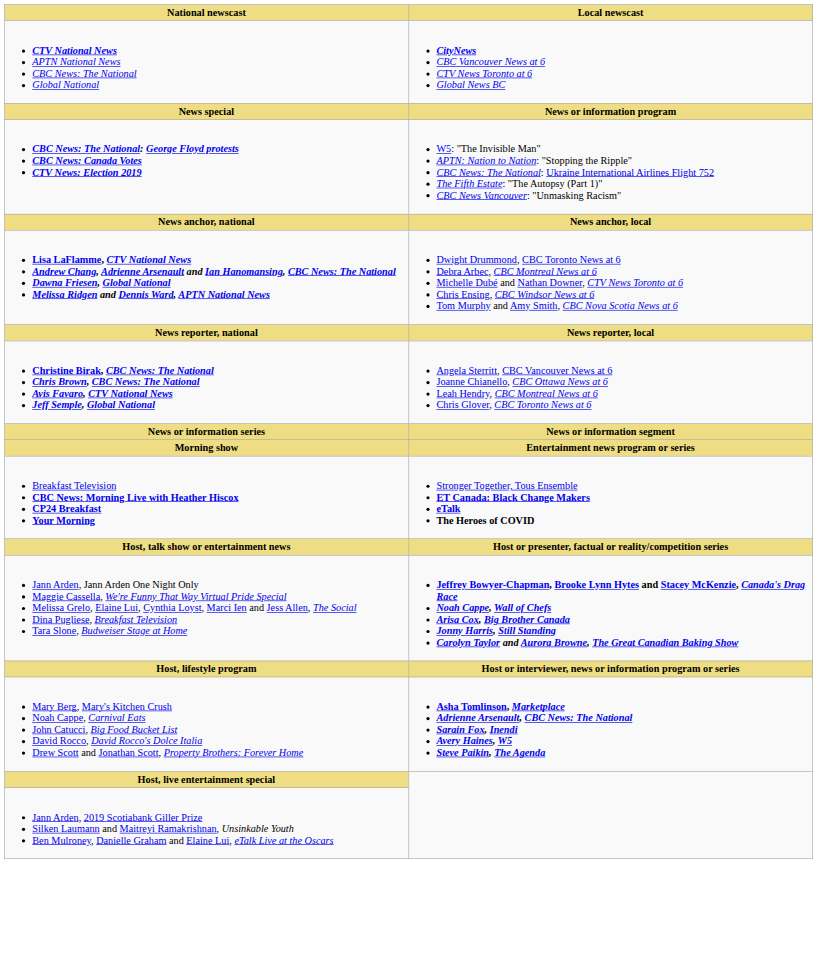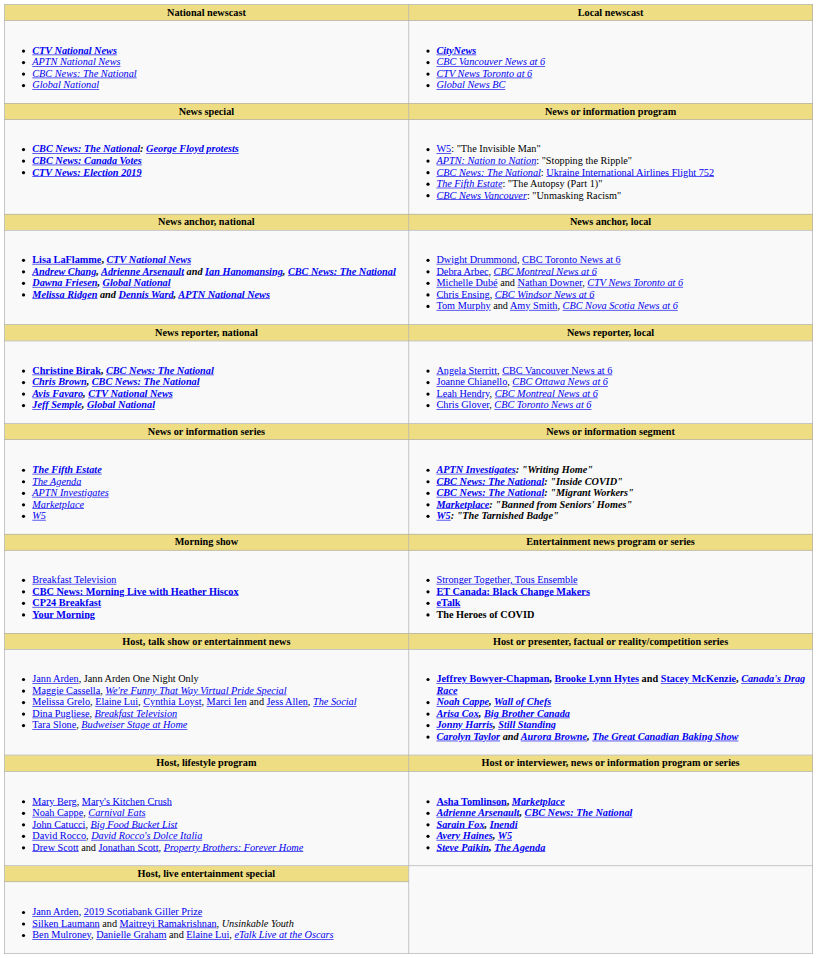+ row: (206, 493)
